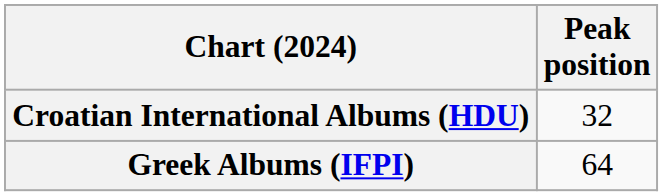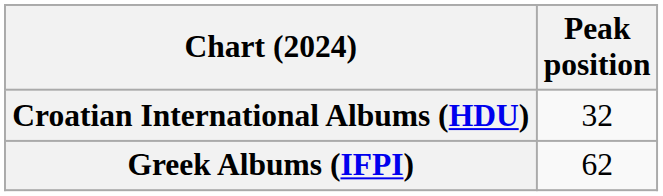(597, 164) 64 -> (597, 164) 62
